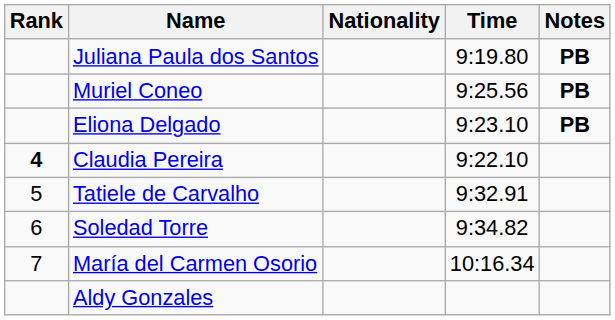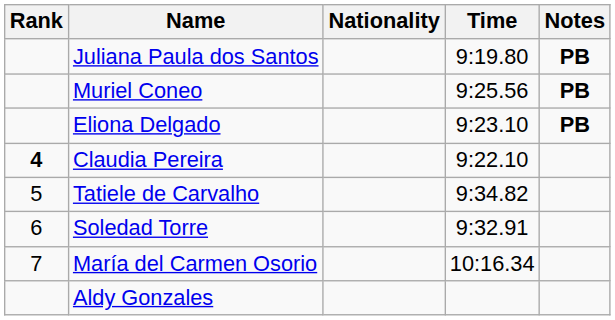(492, 194) 9:32.91 -> (492, 194) 9:34.82
(492, 228) 9:34.82 -> (492, 228) 9:32.91
